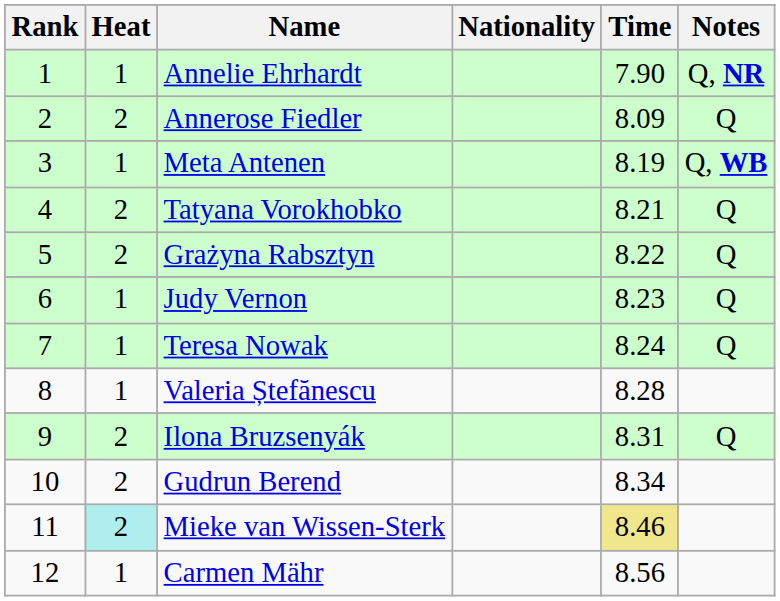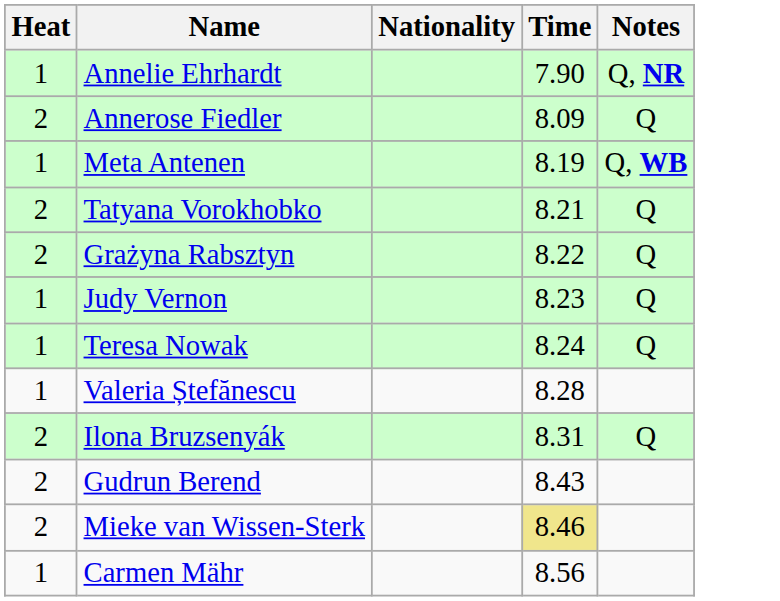- column: (45, 27)
(640, 481) 8.34 -> (560, 481) 8.43
(121, 526) paleturquoise background -> (41, 526) no background
